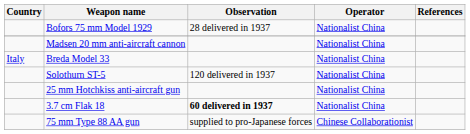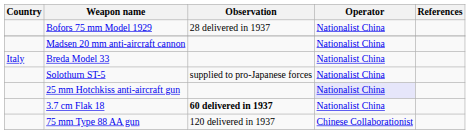(232, 74) 120 delivered in 1937 -> (251, 74) supplied to pro-Japanese forces
(351, 90) no background -> (351, 90) lavender background
(251, 121) supplied to pro-Japanese forces -> (232, 121) 120 delivered in 1937
